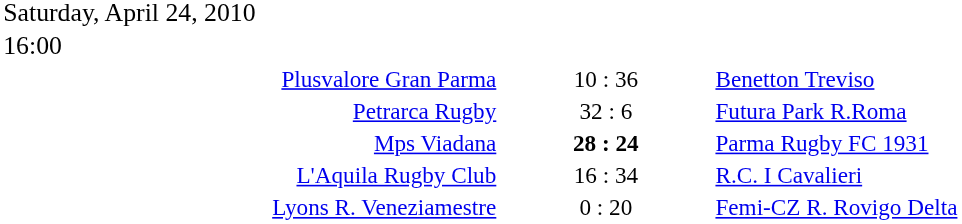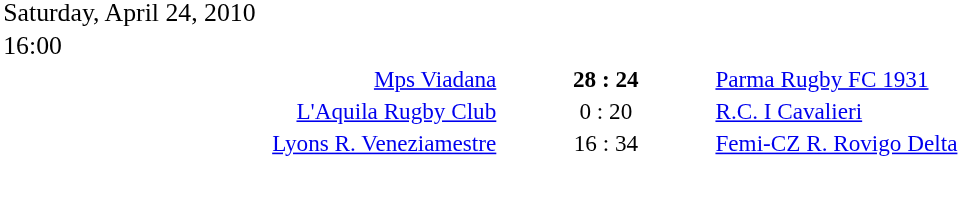- row: (389, 79)
- row: (425, 111)
(606, 175) 16 : 34 -> (606, 111) 0 : 20
(606, 207) 0 : 20 -> (606, 143) 16 : 34
